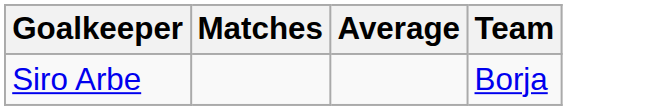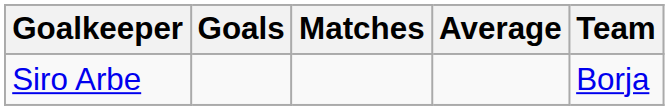+ column: (241, 29)
